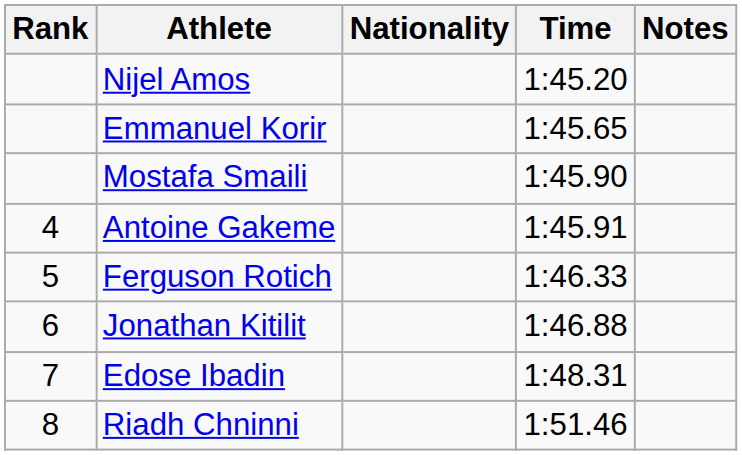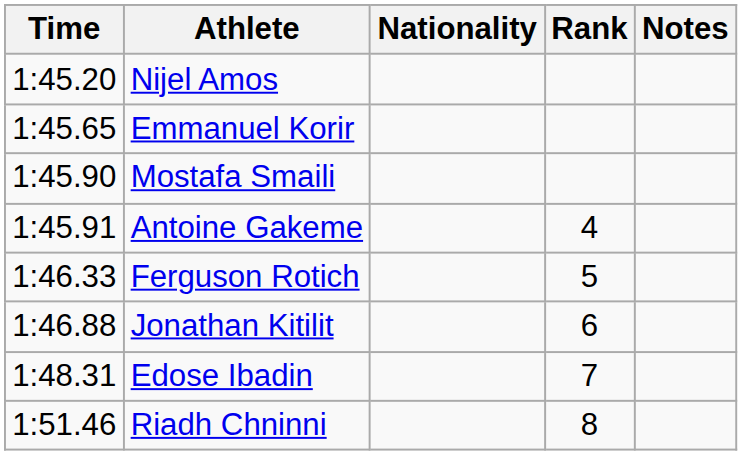columns swapped: (50, 29) <-> (576, 29)
